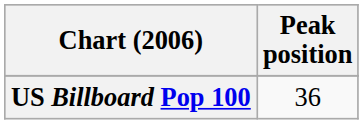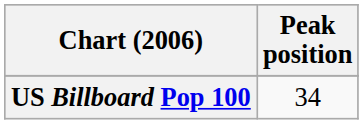(308, 97) 36 -> (308, 97) 34
